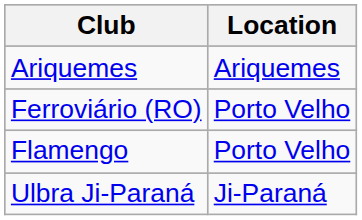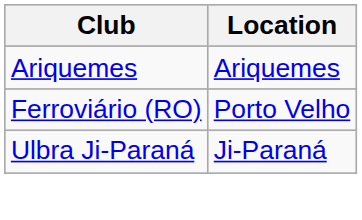- row: (70, 151)
